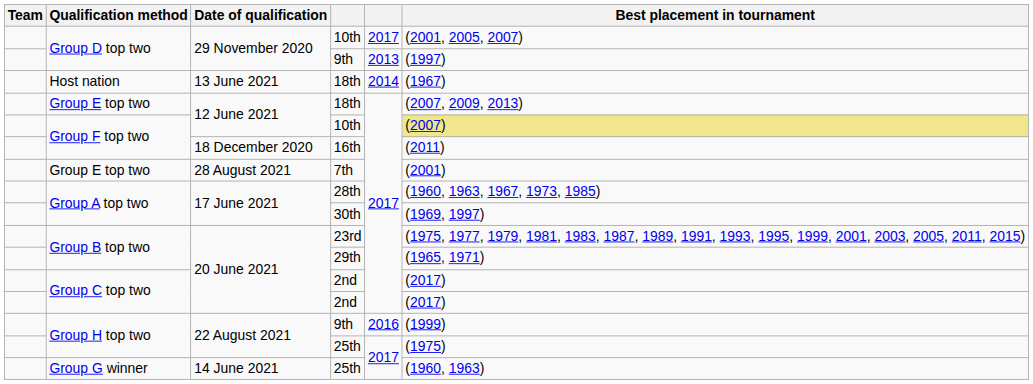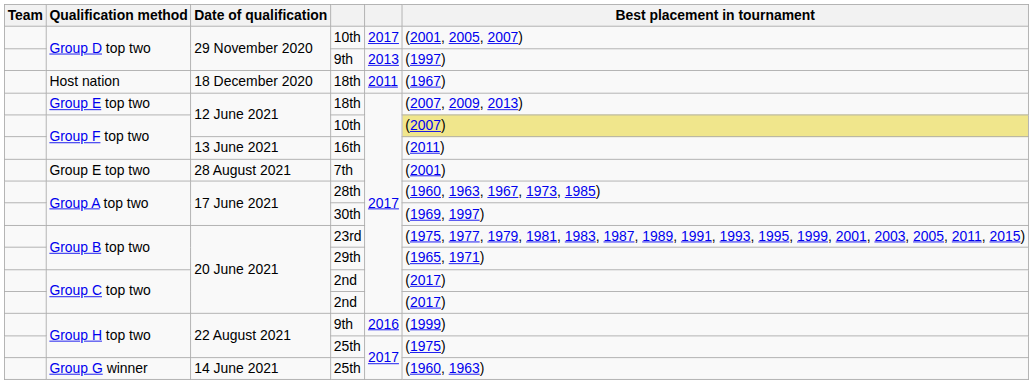(236, 81) 13 June 2021 -> (253, 81) 18 December 2020
(383, 81) 2014 -> (383, 81) 2011
(253, 147) 18 December 2020 -> (236, 147) 13 June 2021
